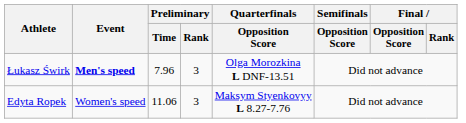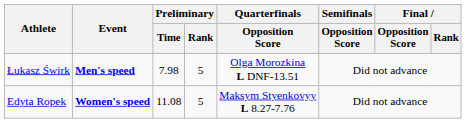(164, 70) 7.96 -> (169, 70) 7.98
(196, 70) 3 -> (201, 70) 5
(110, 102) normal -> (113, 102) bold
(164, 102) 11.06 -> (169, 102) 11.08
(196, 102) 3 -> (201, 102) 5
